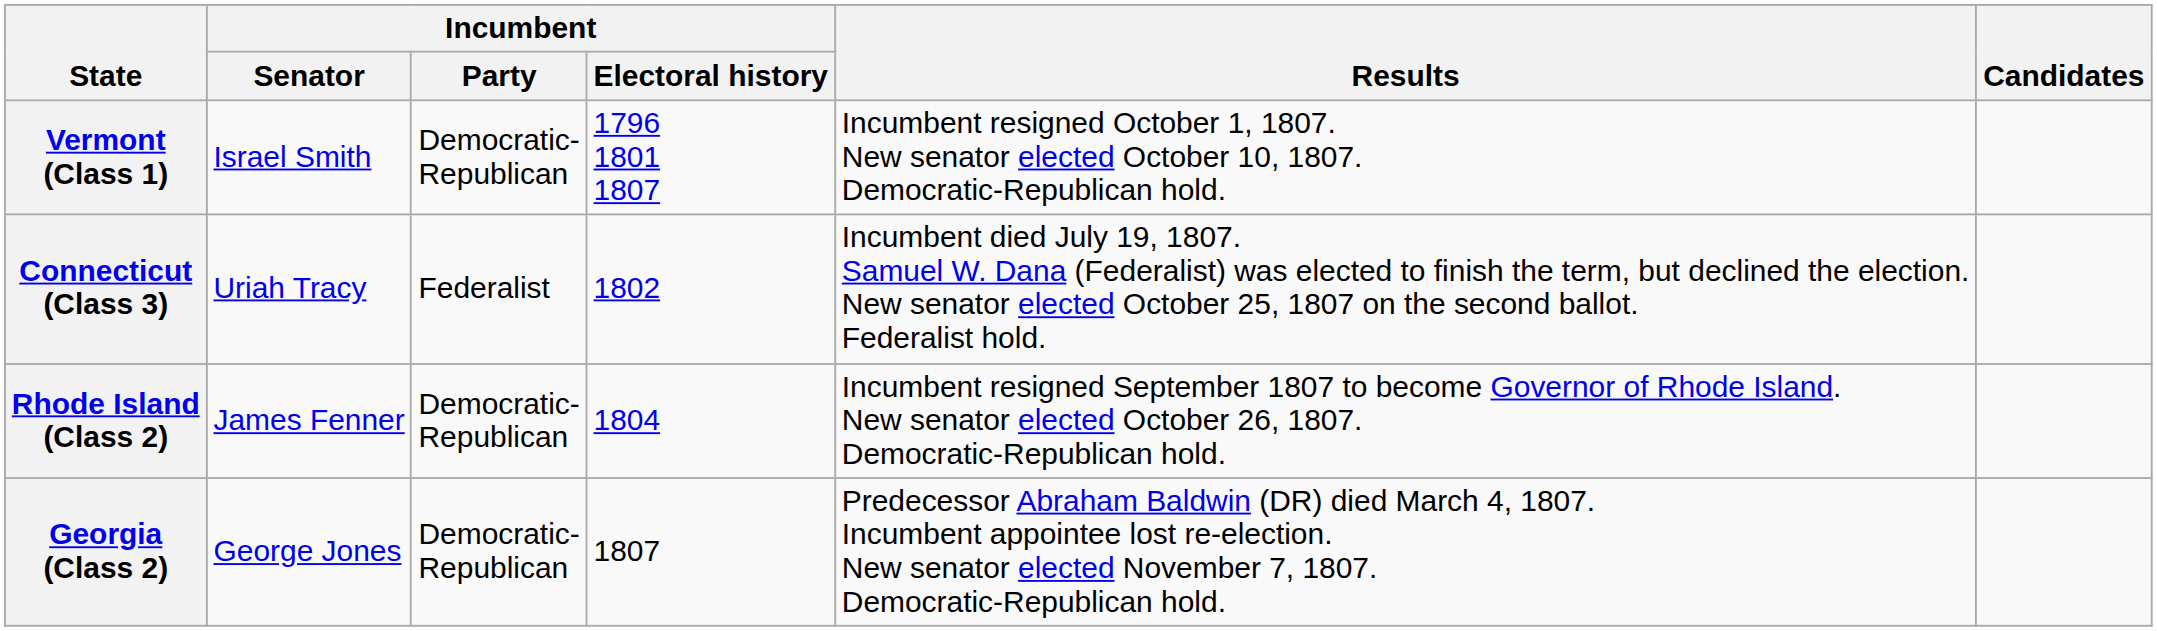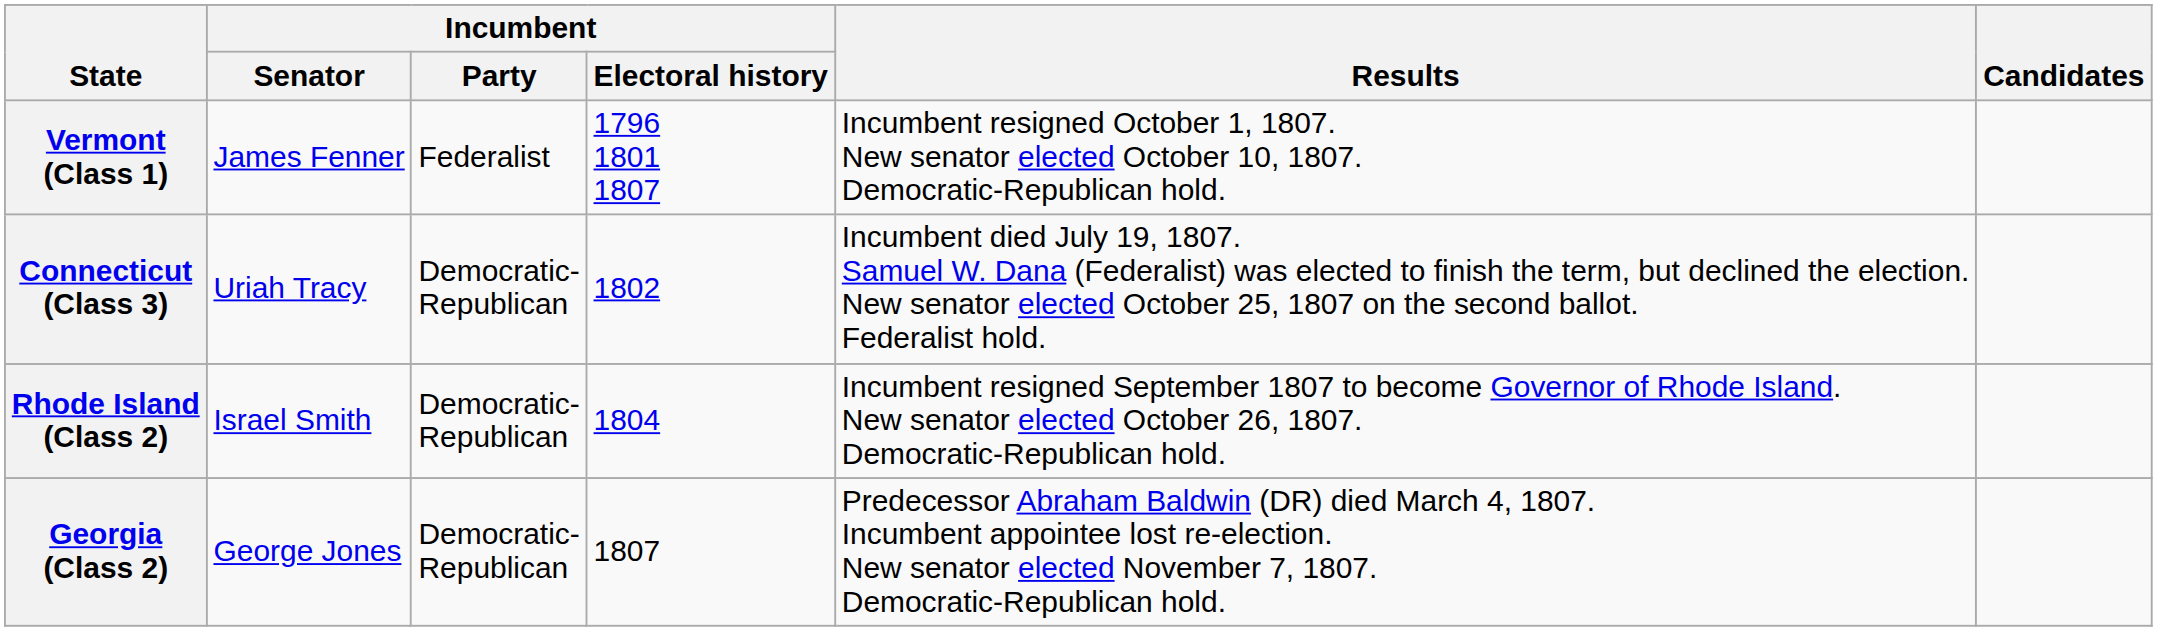(292, 156) Israel Smith -> (309, 156) James Fenner
(499, 156) Democratic- Republican -> (484, 156) Federalist
(484, 288) Federalist -> (499, 288) Democratic- Republican
(309, 419) James Fenner -> (292, 419) Israel Smith
